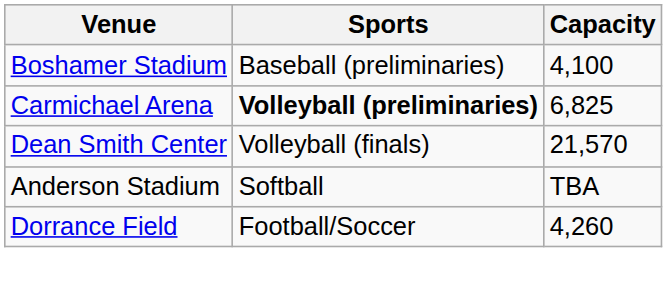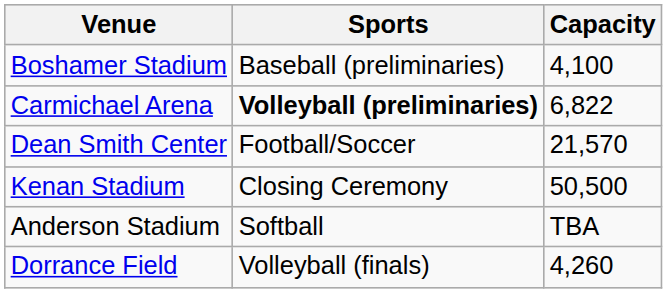(582, 105) 6,825 -> (582, 105) 6,822
(334, 145) Volleyball (finals) -> (327, 145) Football/Soccer
+ row: (98, 186)
(327, 226) Football/Soccer -> (334, 266) Volleyball (finals)
